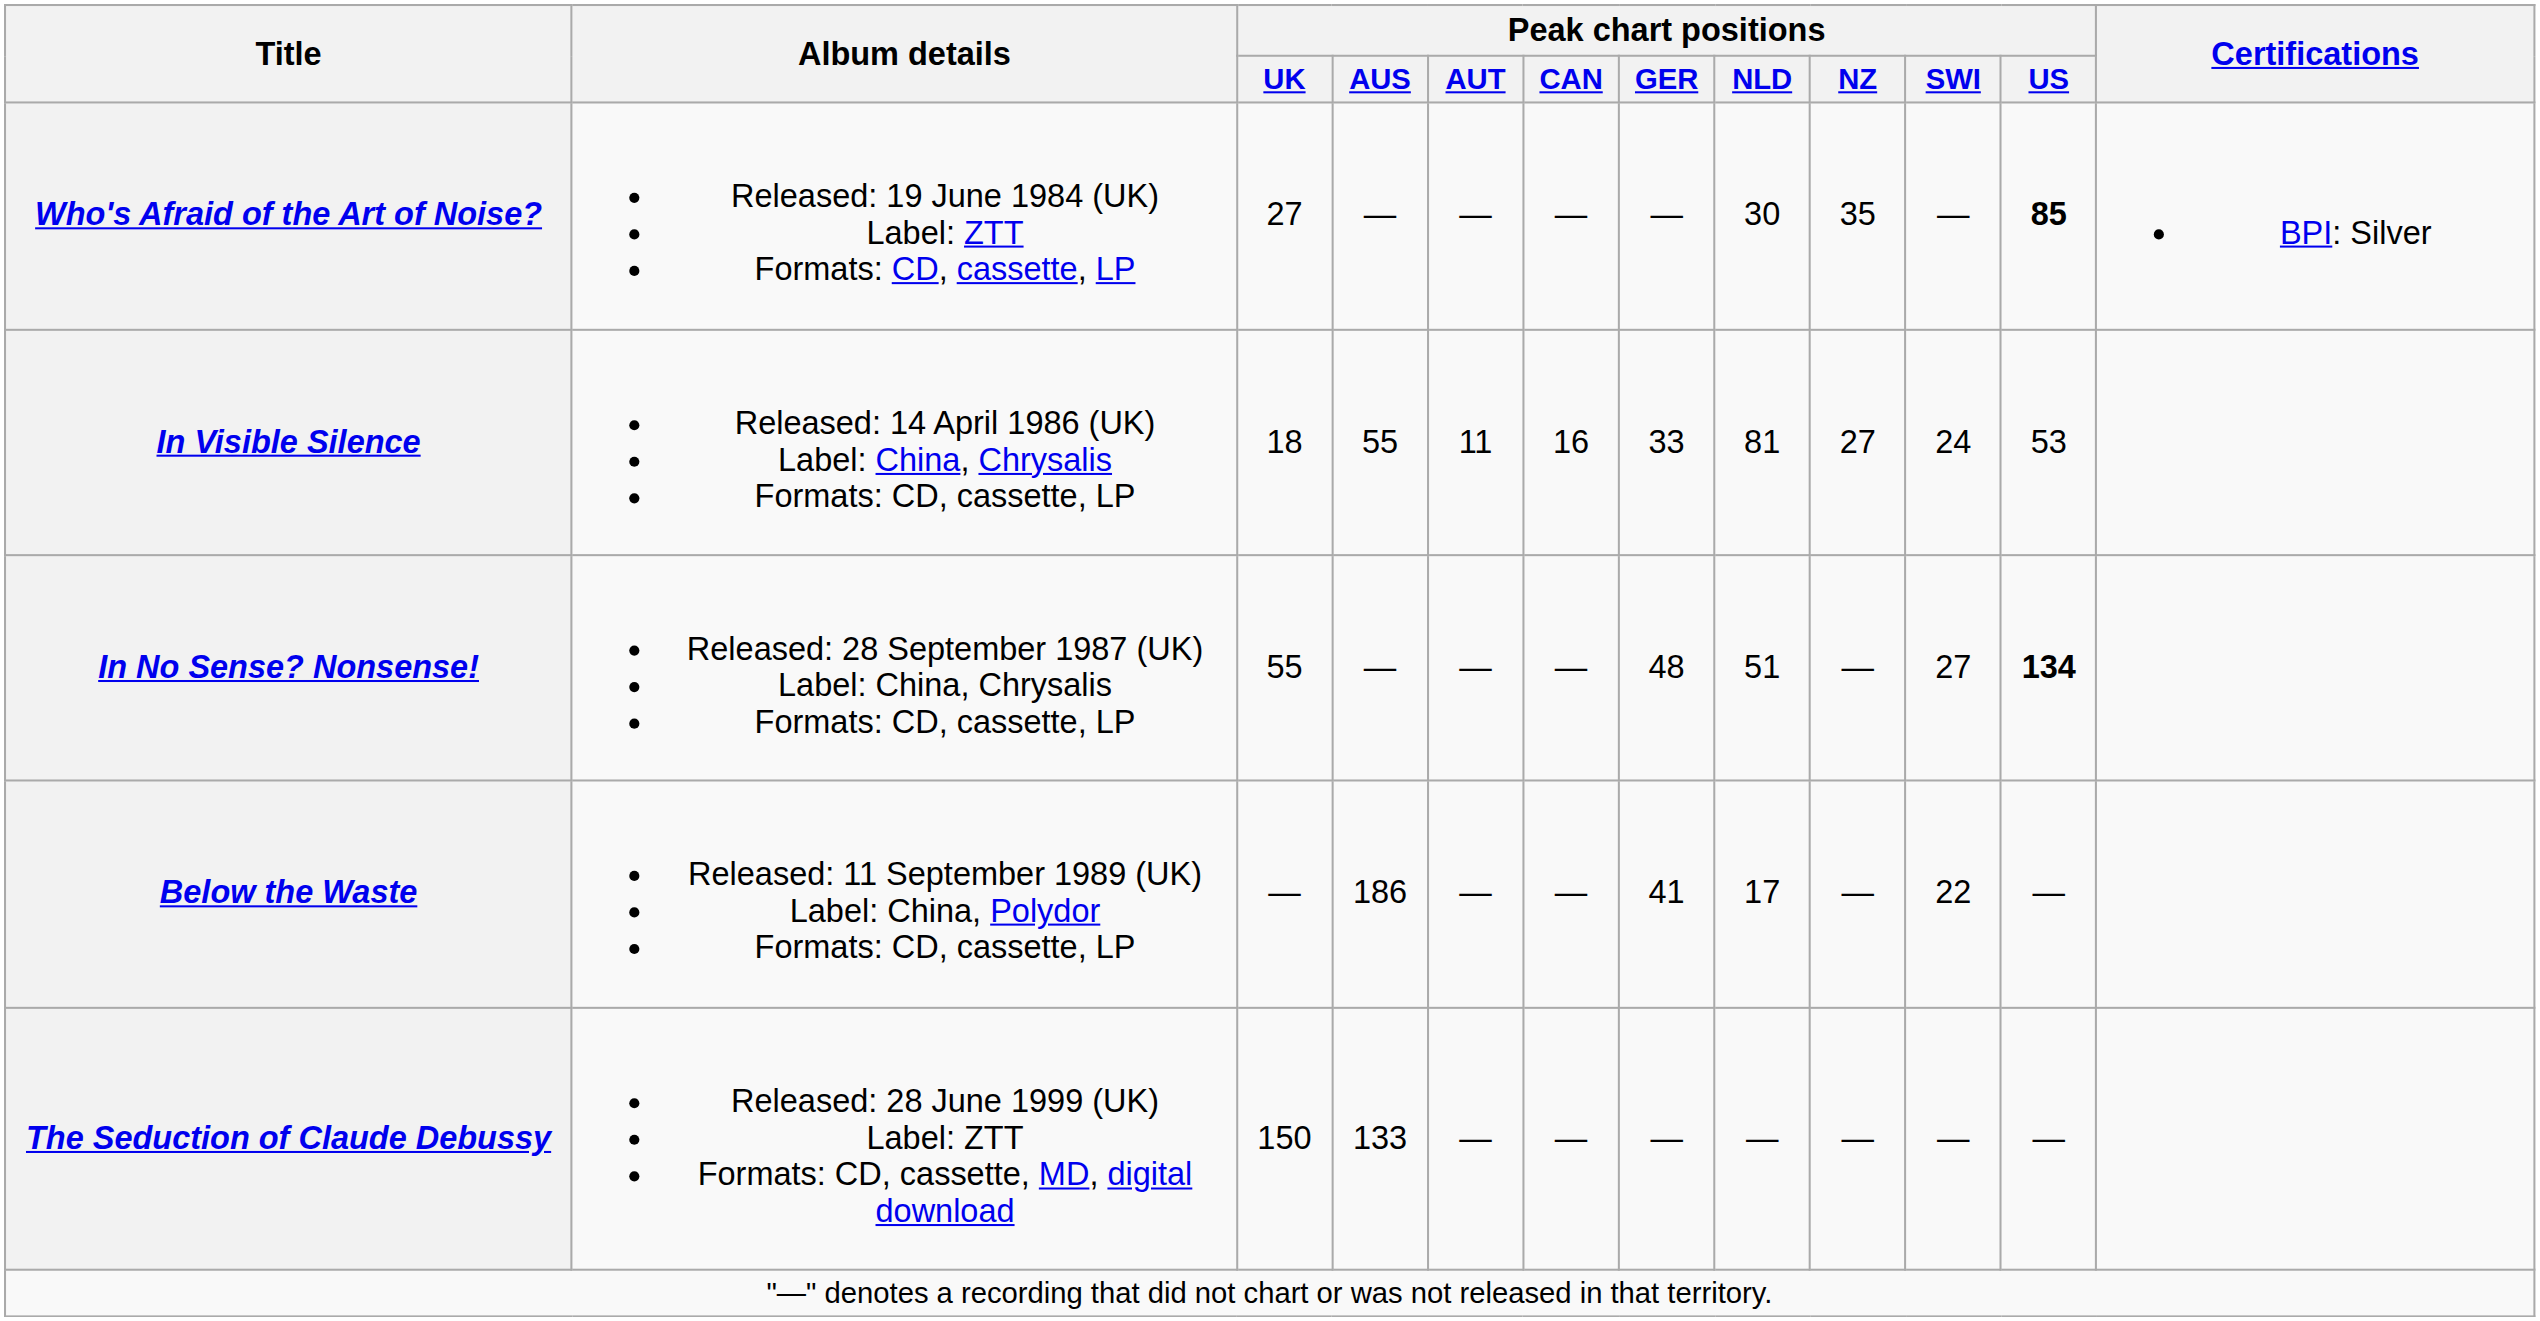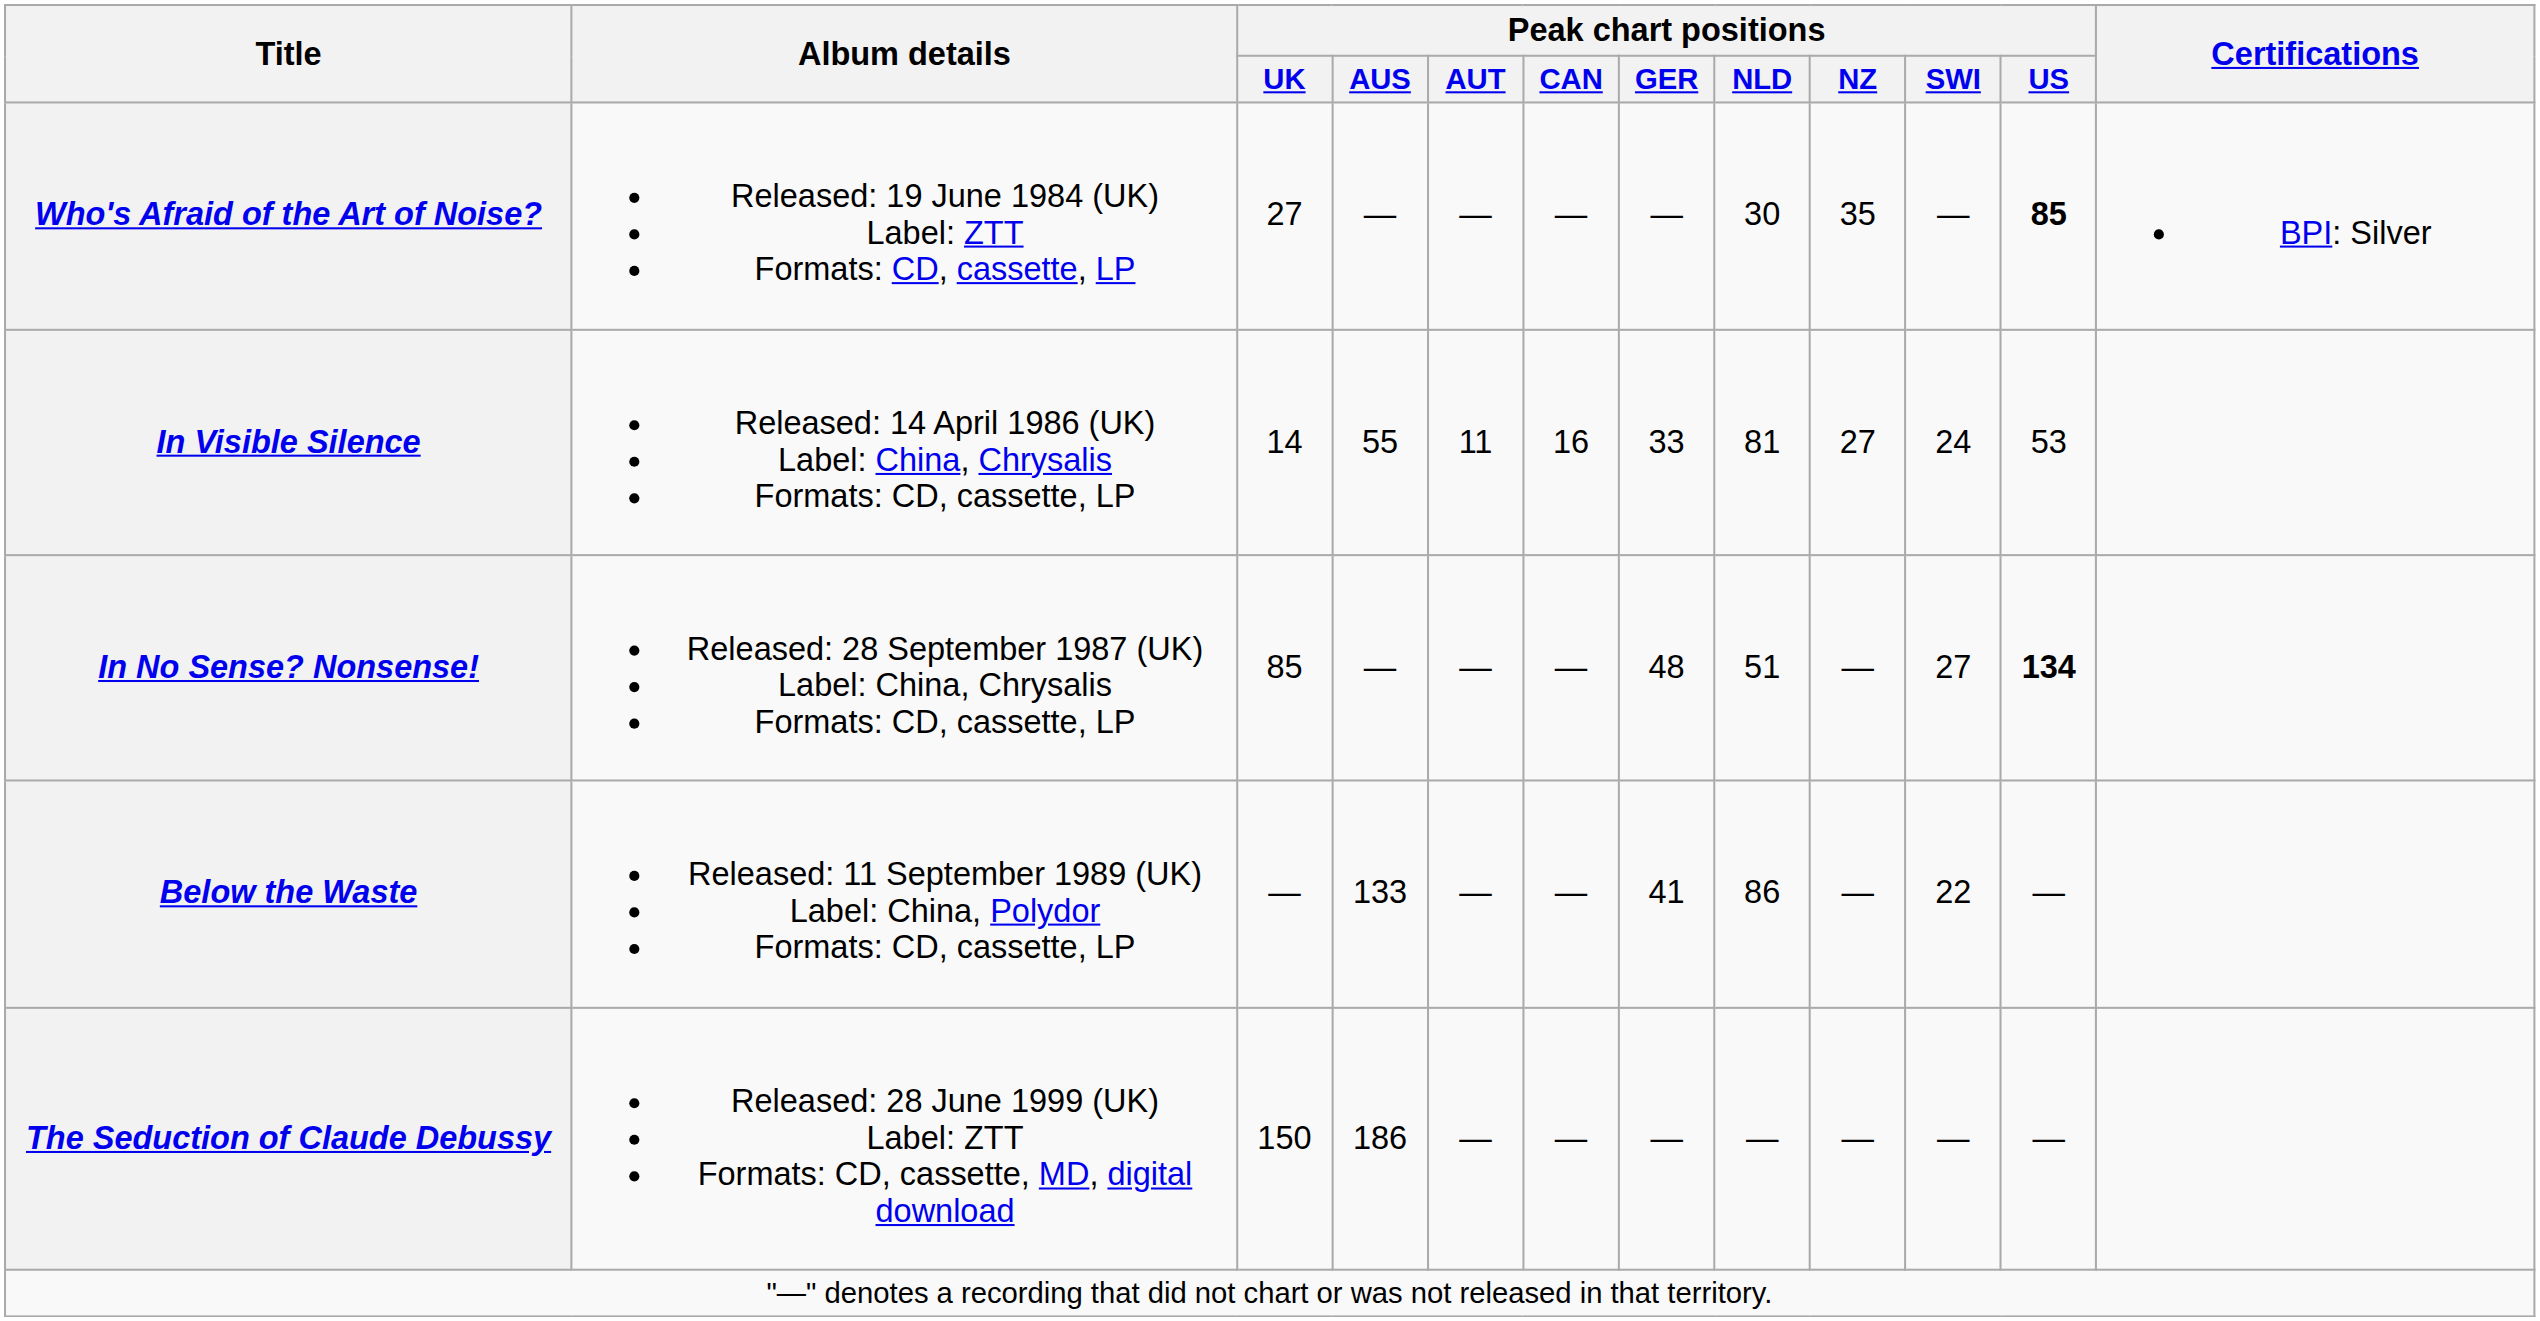(1284, 441) 18 -> (1284, 441) 14
(1284, 667) 55 -> (1284, 667) 85
(1380, 893) 186 -> (1380, 893) 133
(1762, 893) 17 -> (1762, 893) 86
(1380, 1137) 133 -> (1380, 1137) 186
